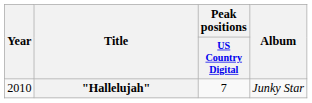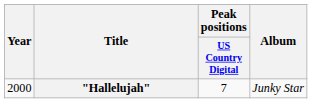(19, 88) 2010 -> (19, 88) 2000
